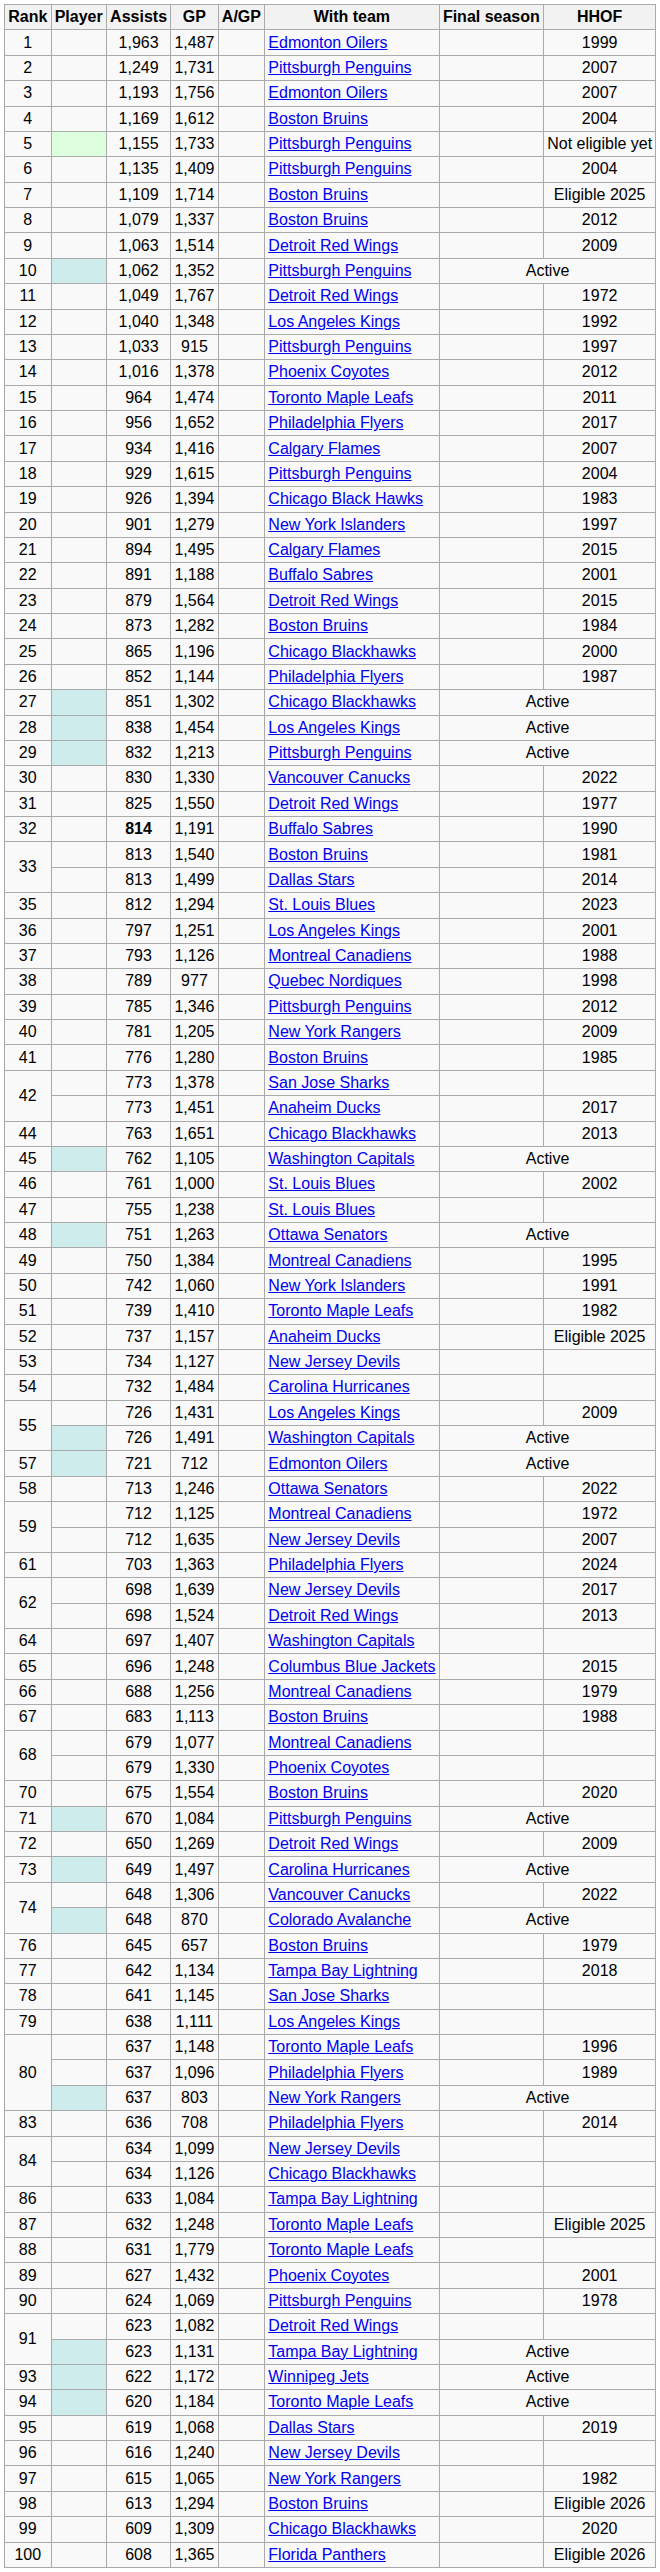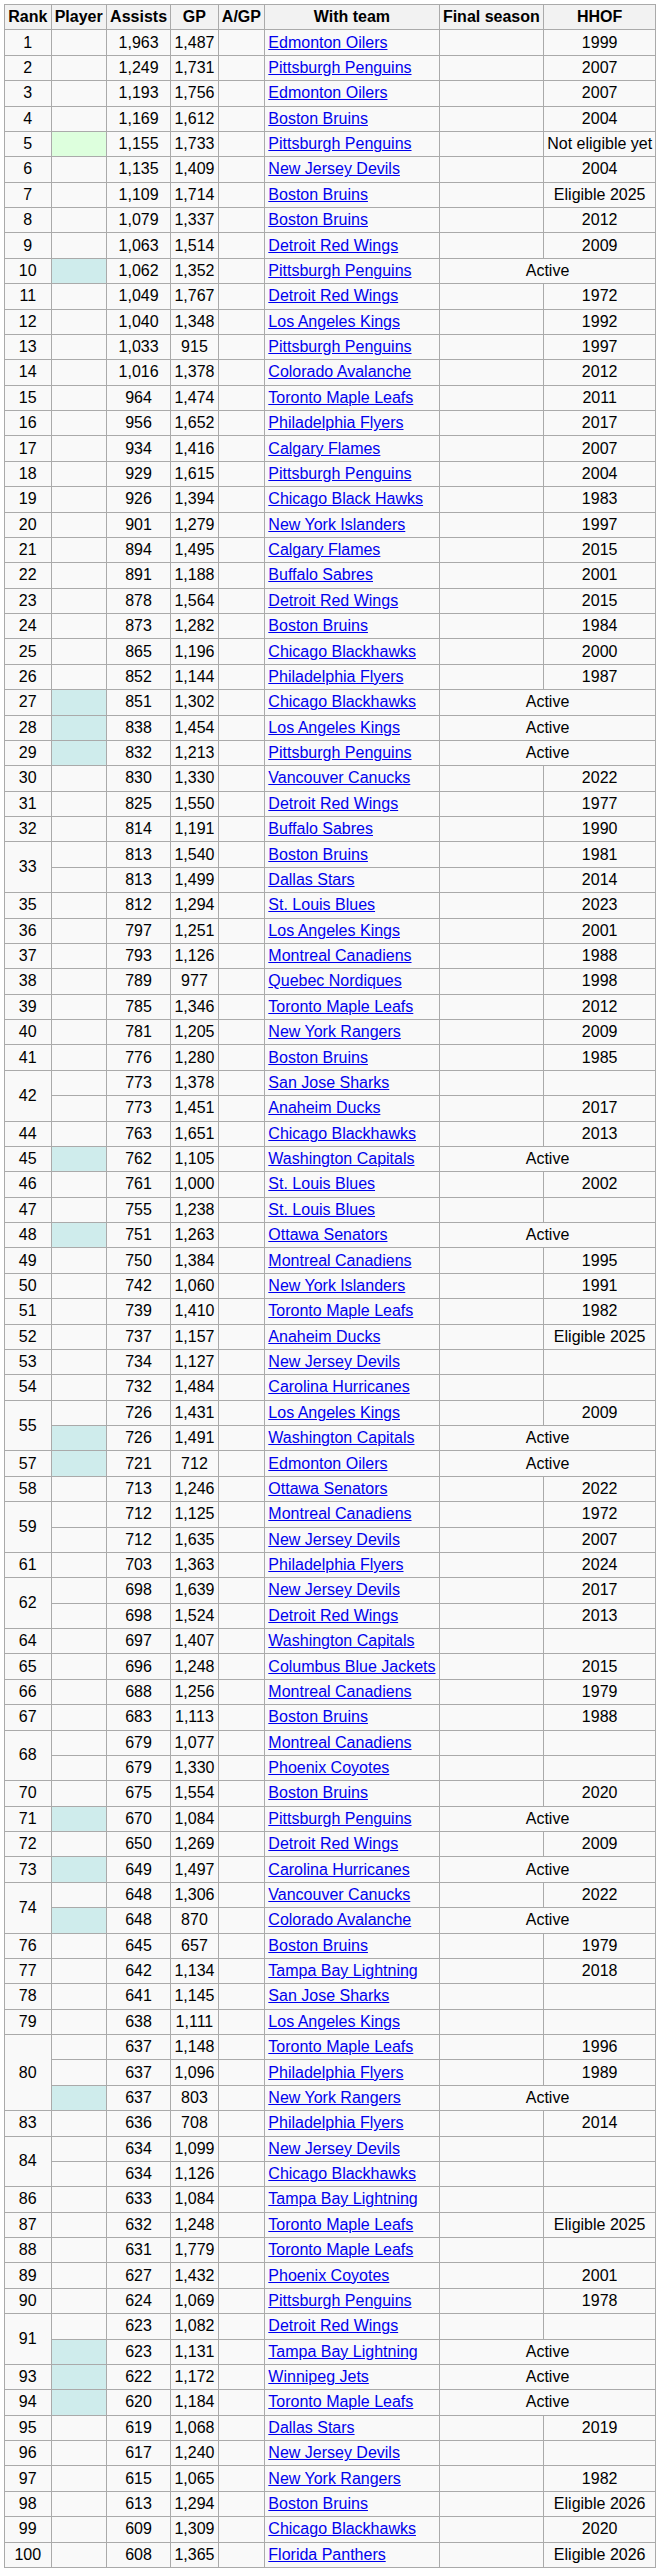(340, 169) Pittsburgh Penguins -> (334, 169) New Jersey Devils
(329, 372) Phoenix Coyotes -> (340, 372) Colorado Avalanche
(139, 600) 879 -> (139, 600) 878
(139, 829) bold -> (139, 829) normal
(340, 1006) Pittsburgh Penguins -> (341, 1006) Toronto Maple Leafs
(139, 2453) 616 -> (139, 2453) 617
